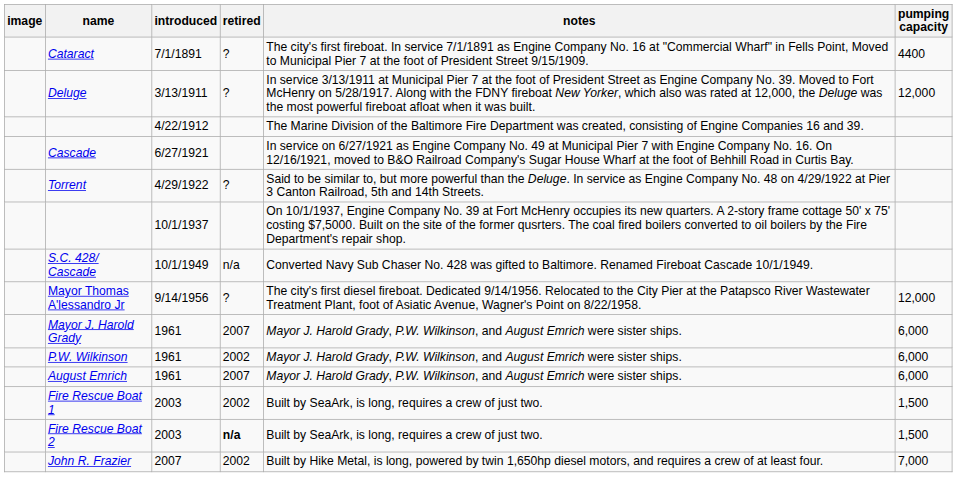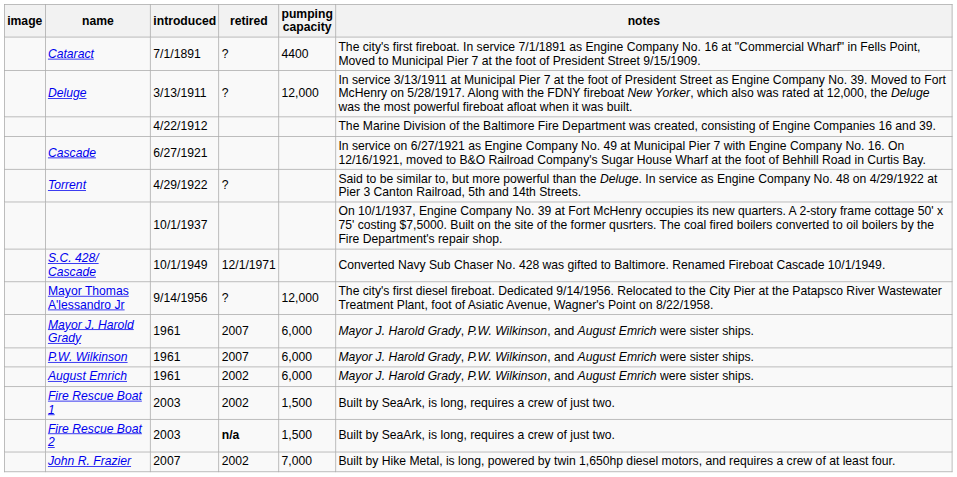columns swapped: (924, 20) <-> (579, 20)
(231, 265) n/a -> (249, 265) 12/1/1971
(236, 357) 2002 -> (235, 357) 2007
(236, 376) 2007 -> (235, 376) 2002
